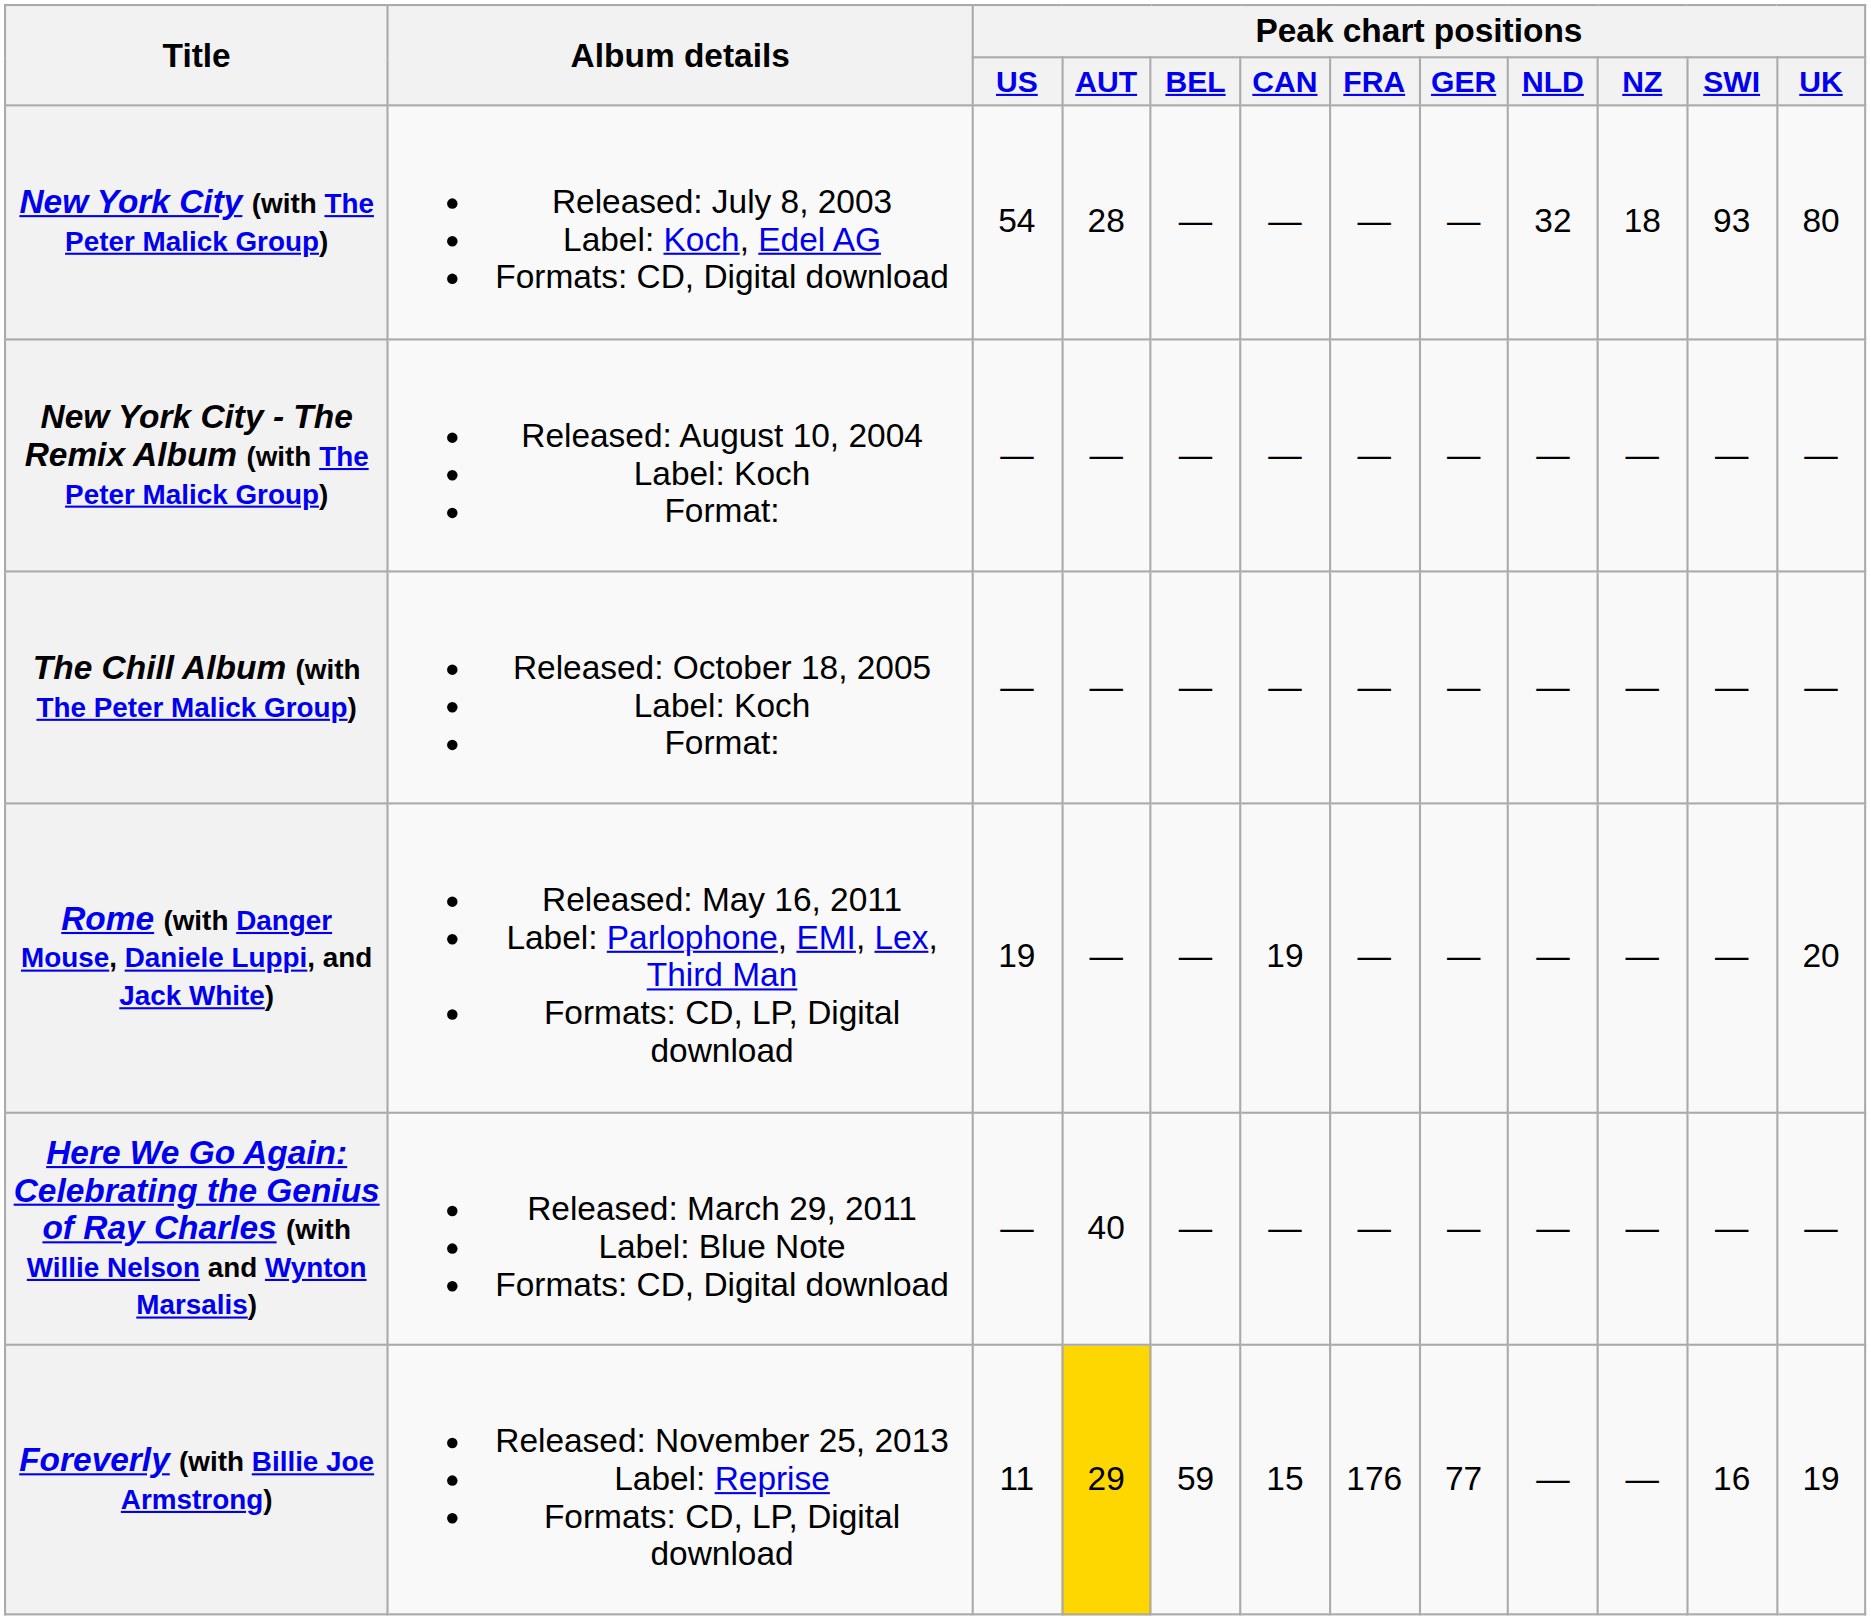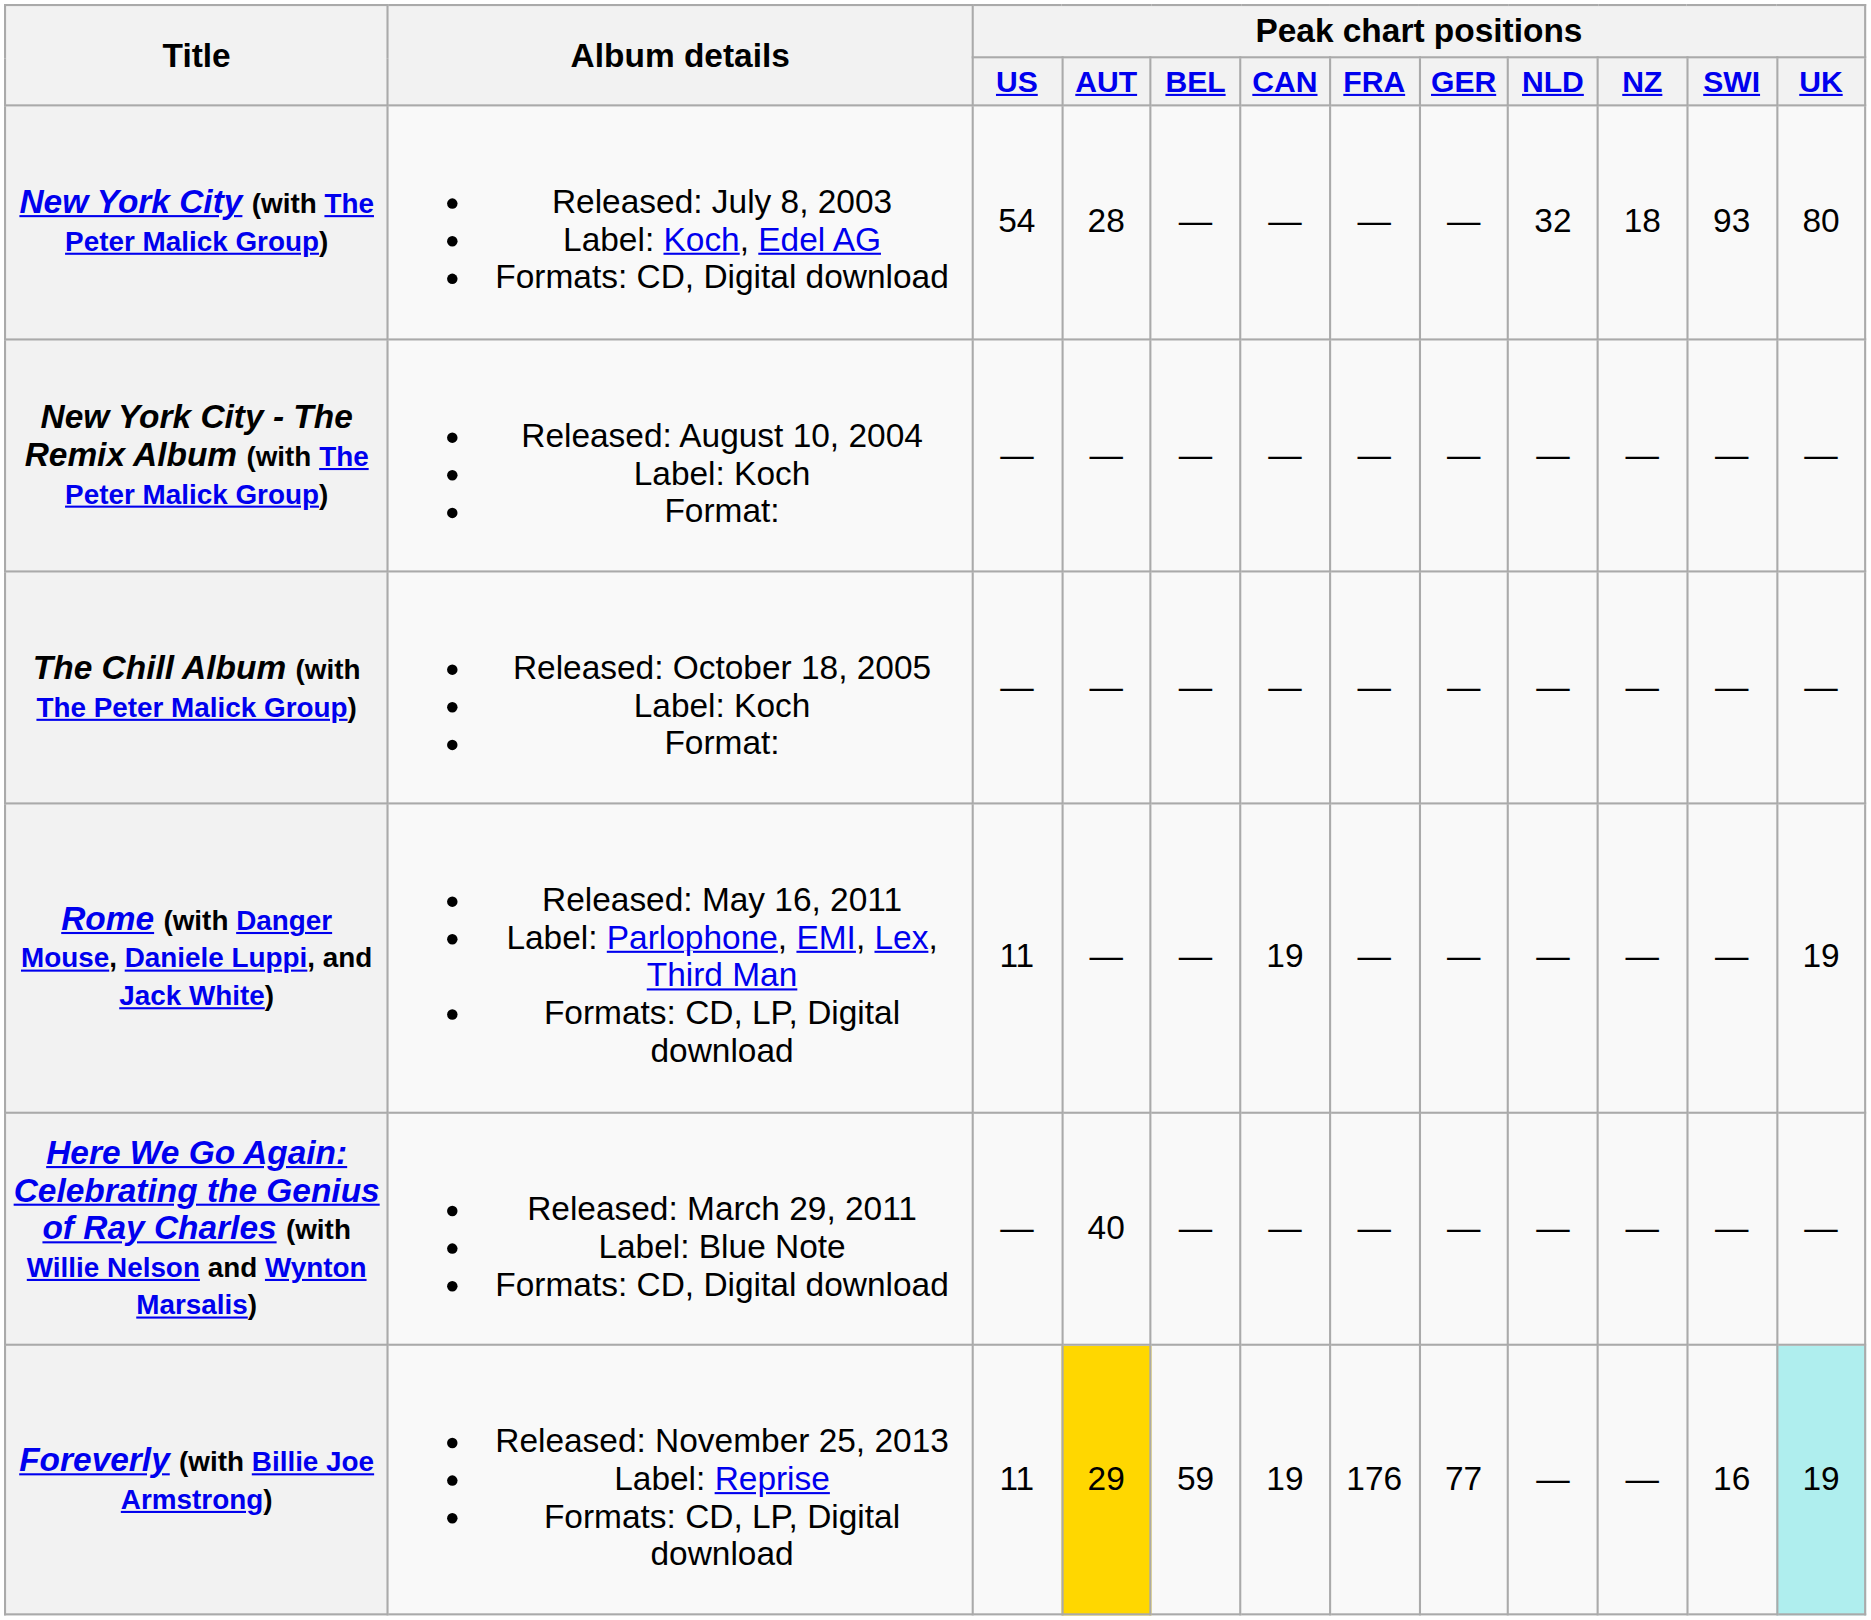(1017, 957) 19 -> (1017, 957) 11
(1821, 957) 20 -> (1821, 957) 19
(1285, 1479) 15 -> (1285, 1479) 19
(1821, 1479) no background -> (1821, 1479) paleturquoise background
